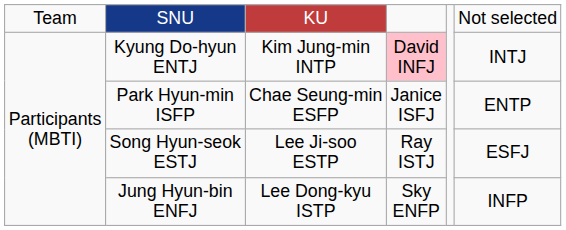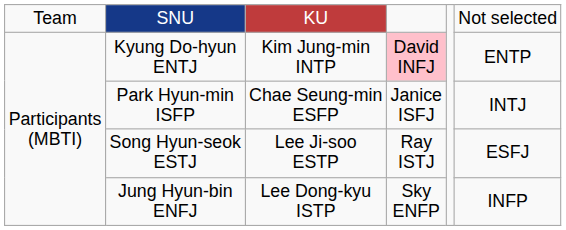(508, 56) INTJ -> (508, 56) ENTP
(508, 104) ENTP -> (508, 104) INTJ
